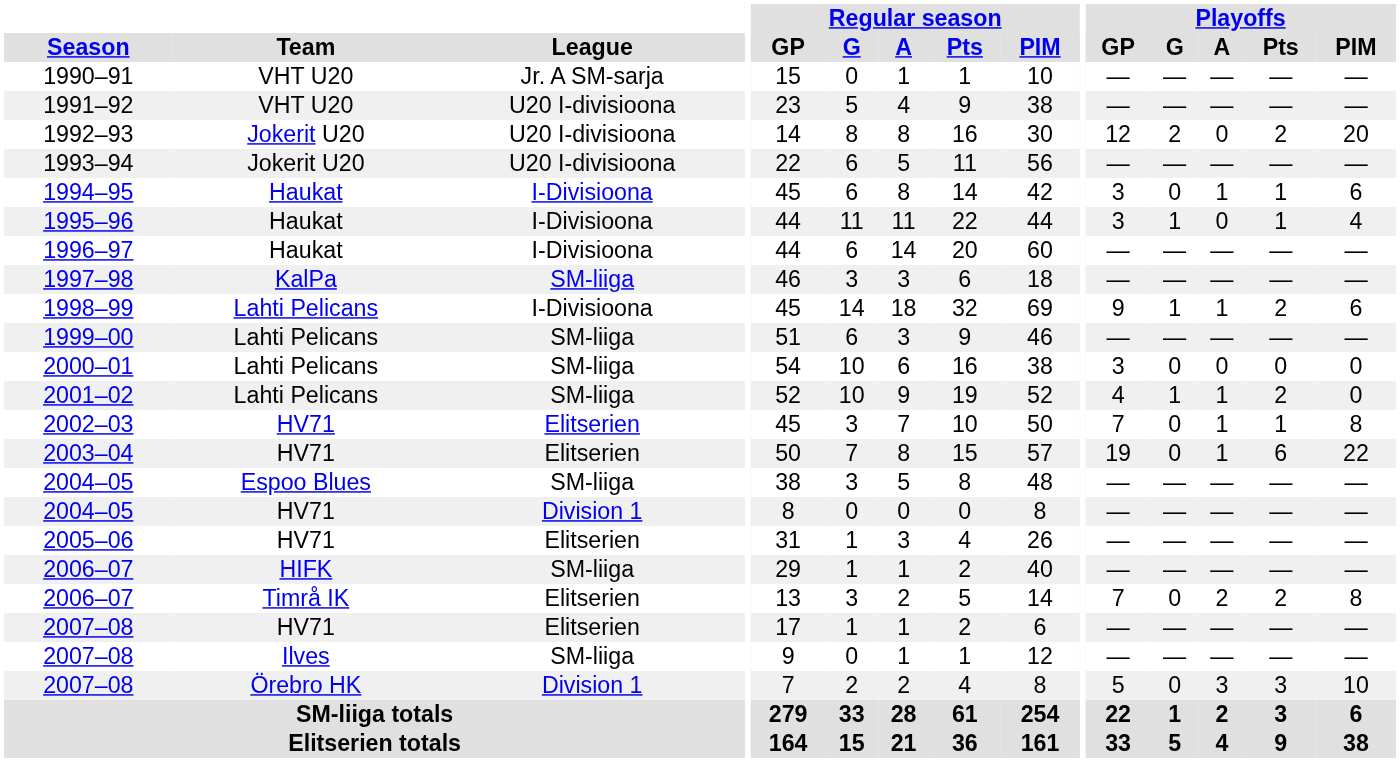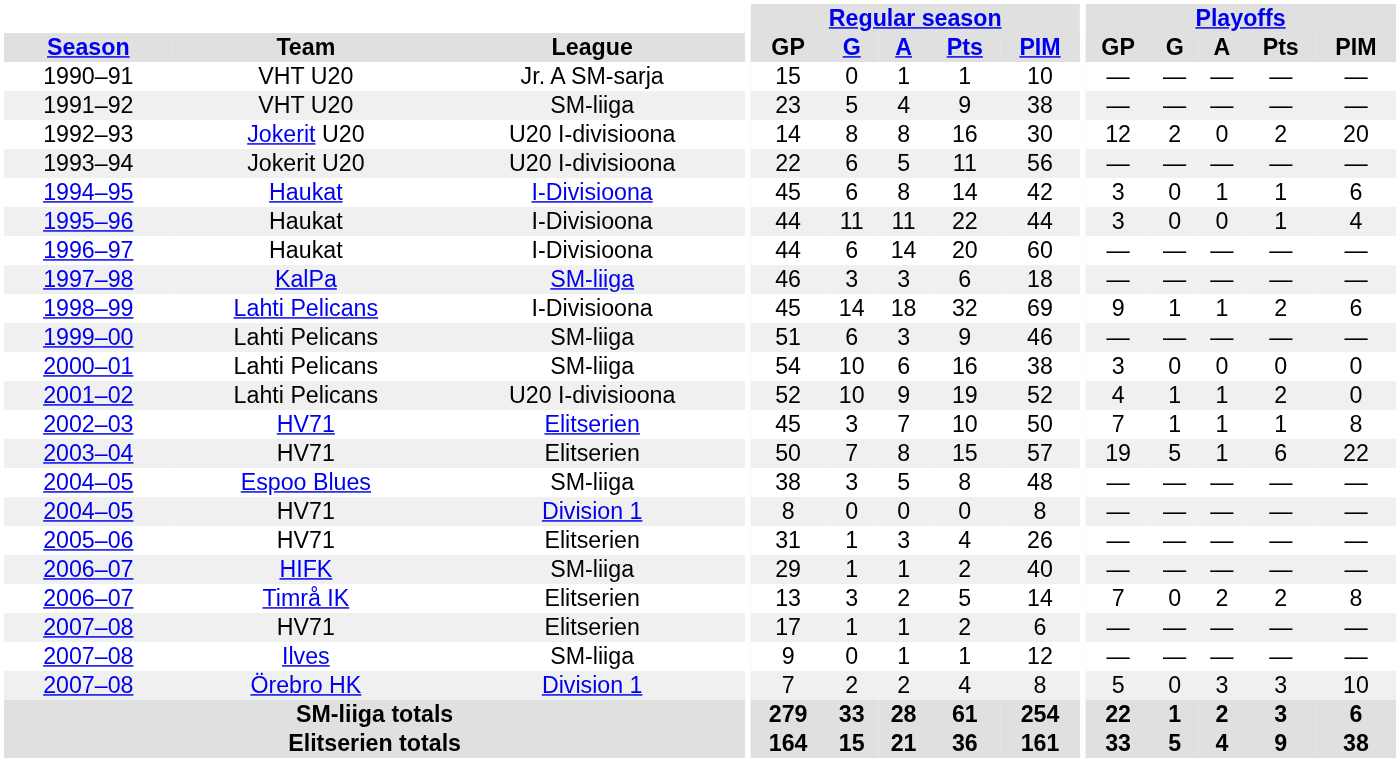(592, 105) U20 I-divisioona -> (592, 105) SM-liiga
(1175, 221) 1 -> (1175, 221) 0
(592, 395) SM-liiga -> (592, 395) U20 I-divisioona
(1175, 424) 0 -> (1175, 424) 1
(1175, 453) 0 -> (1175, 453) 5
